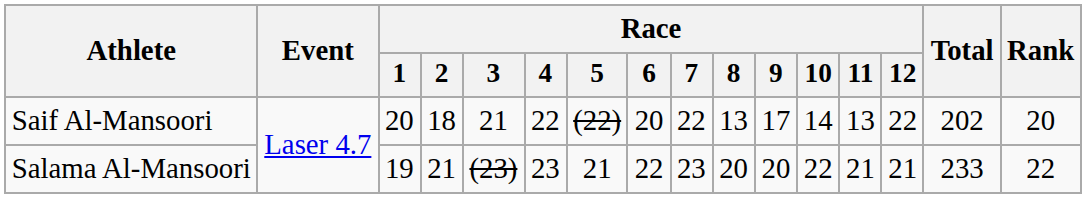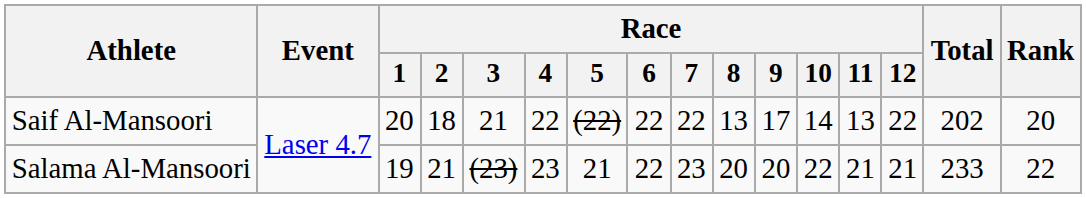(649, 121) 20 -> (649, 121) 22
